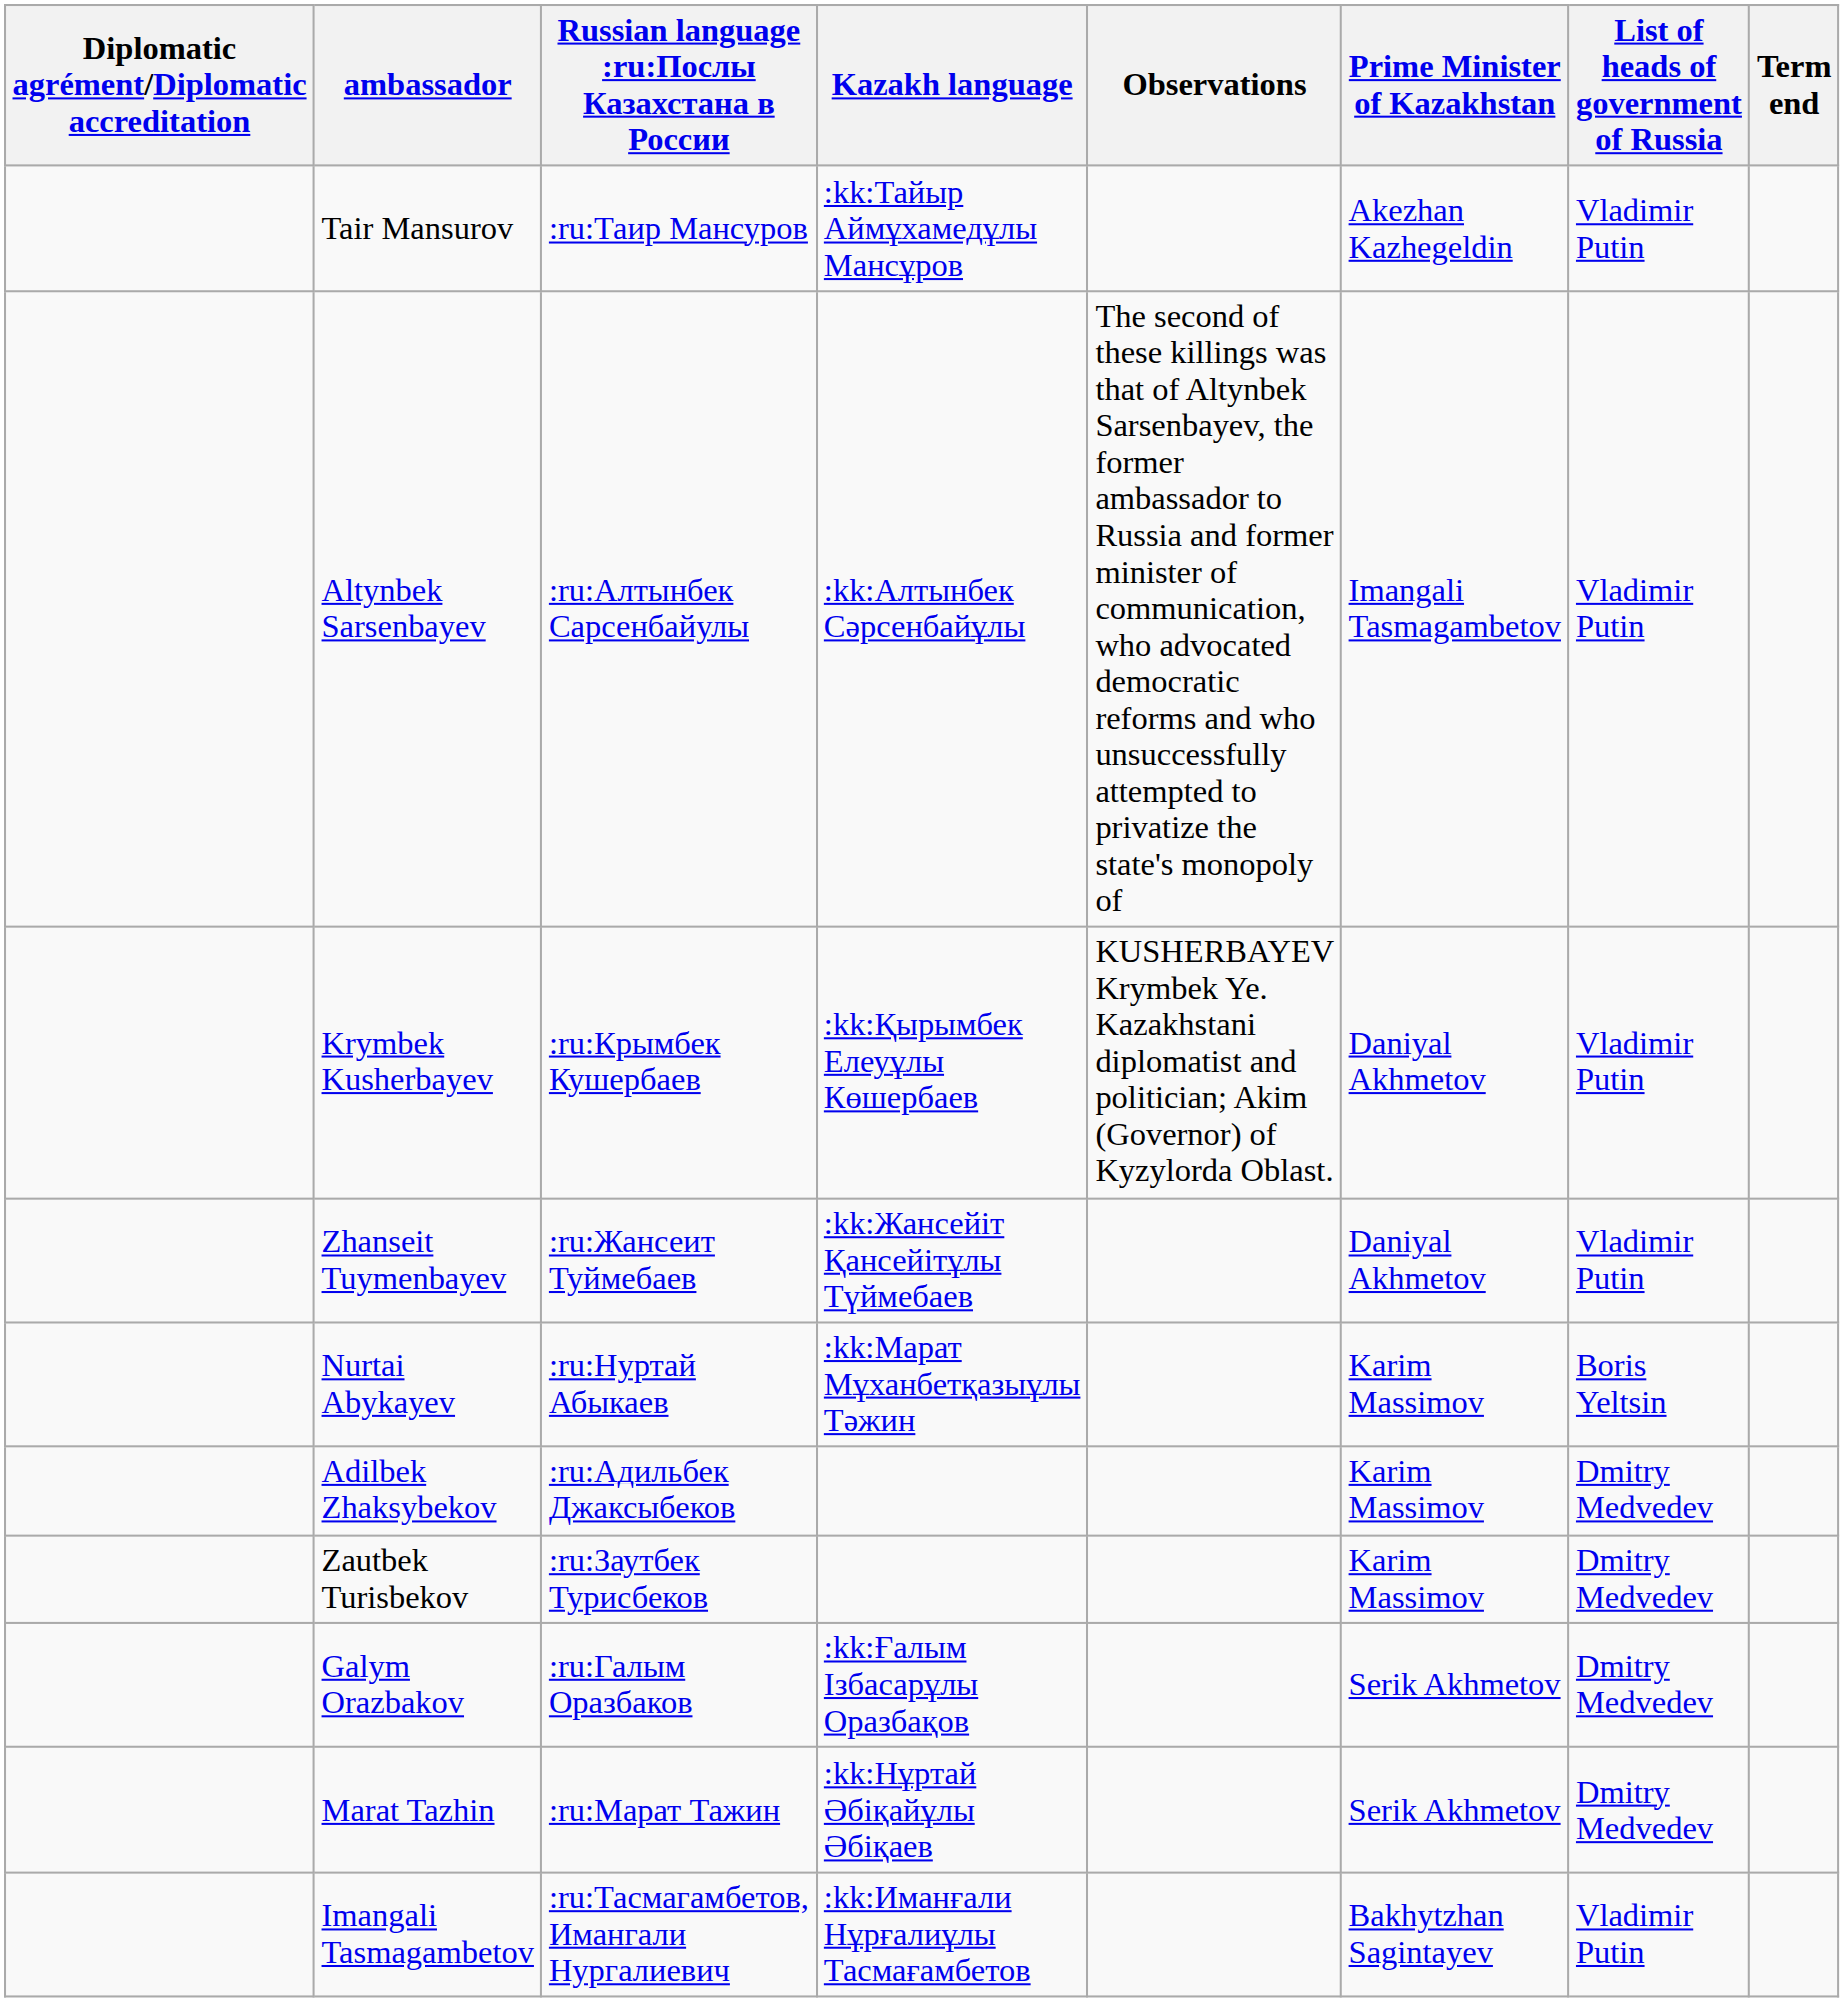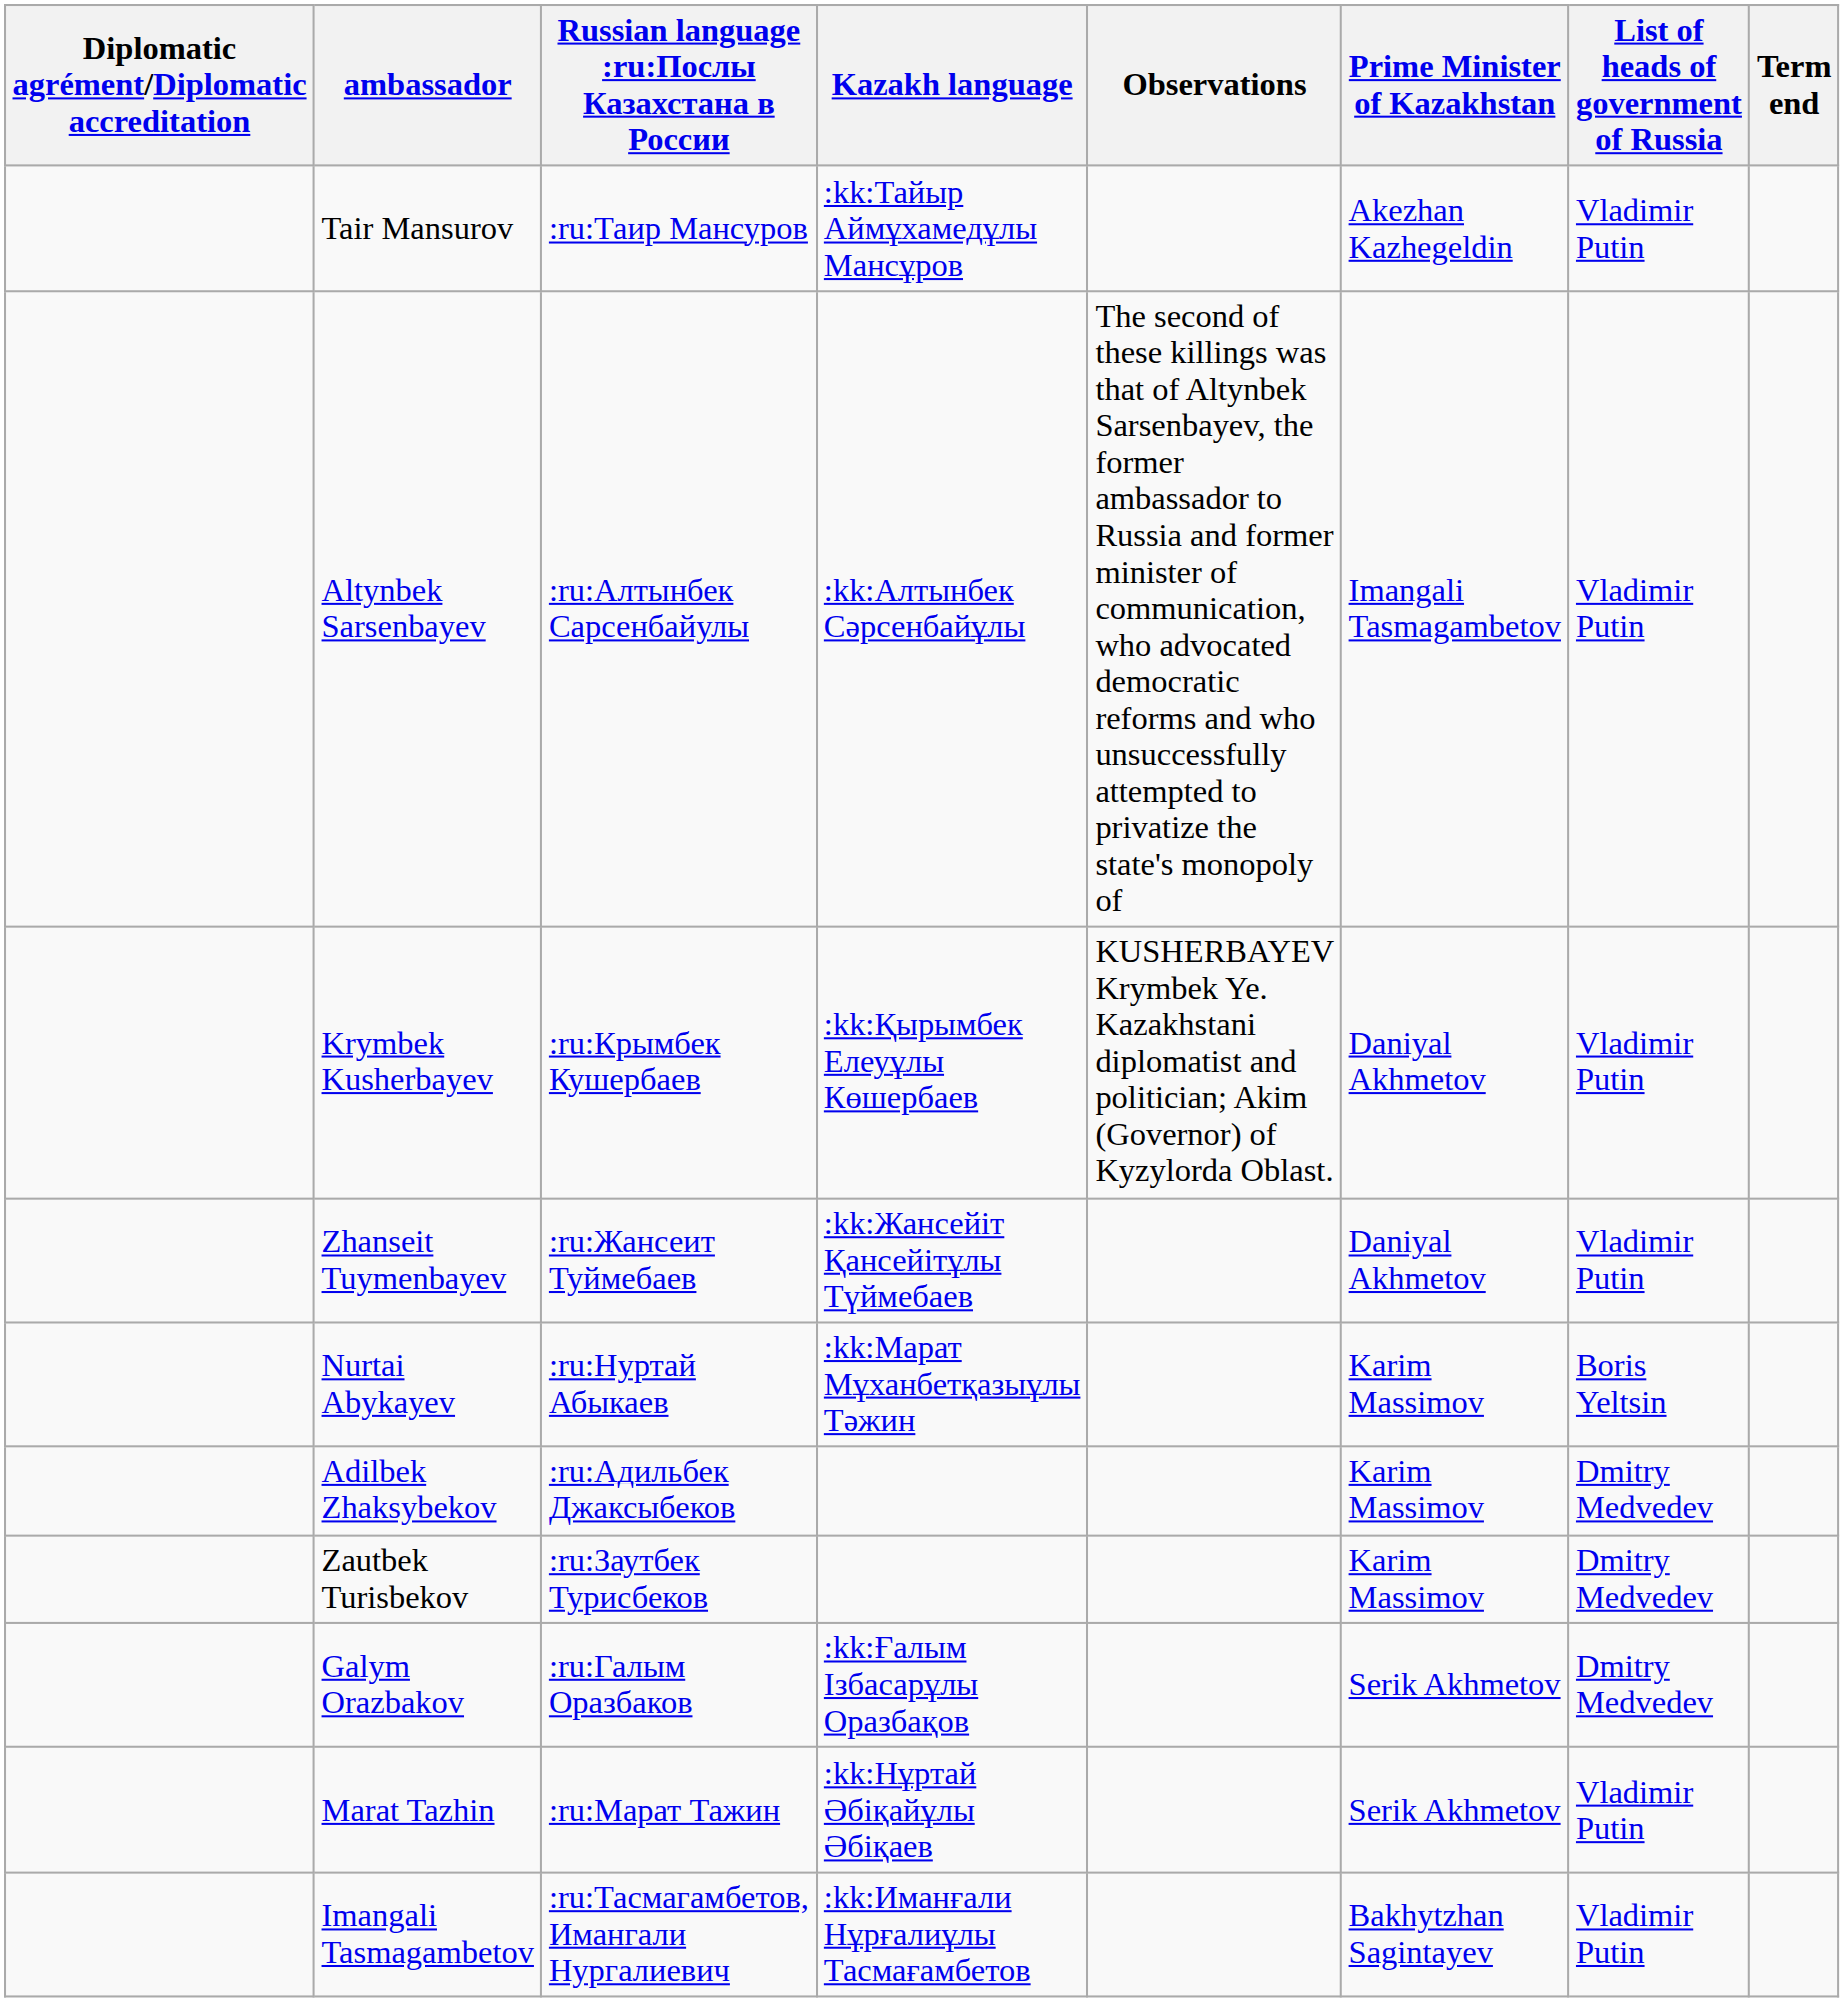(1644, 1809) Dmitry Medvedev -> (1635, 1809) Vladimir Putin
